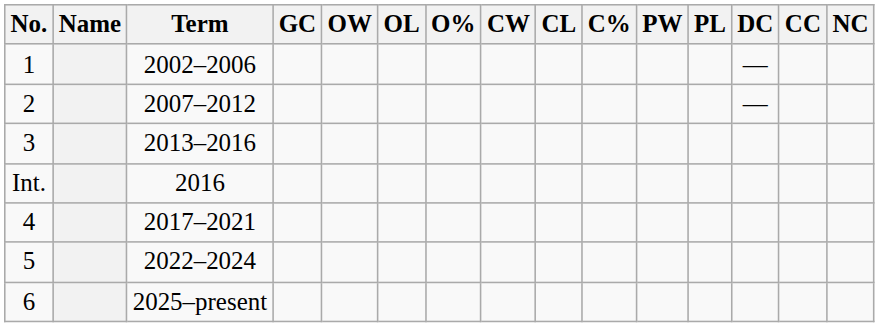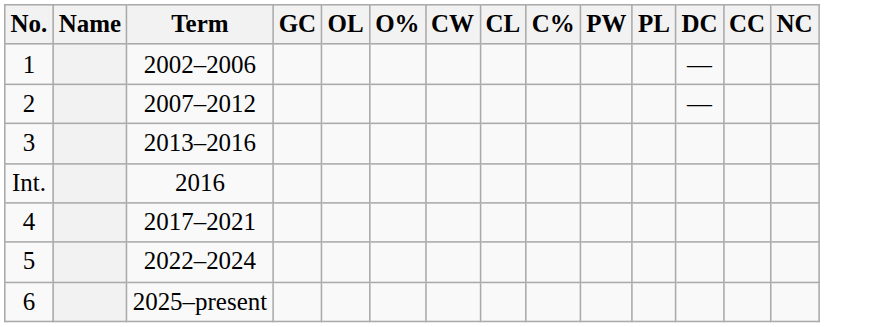- column: (350, 24)
